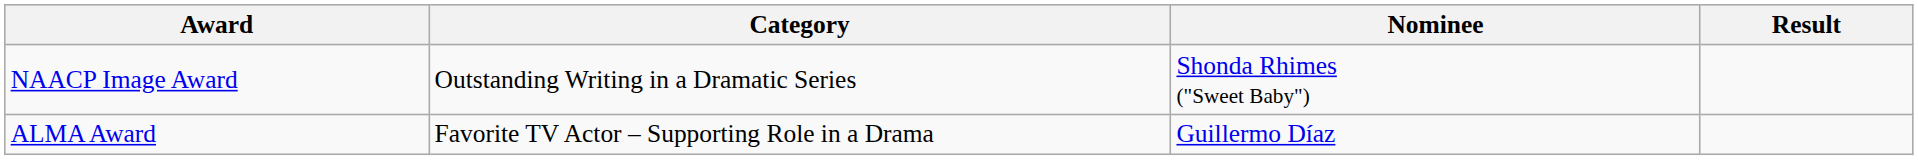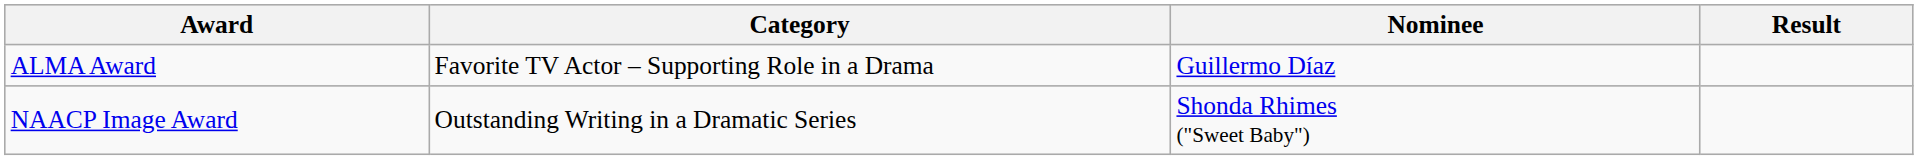rows swapped: (83, 133) <-> (124, 79)
